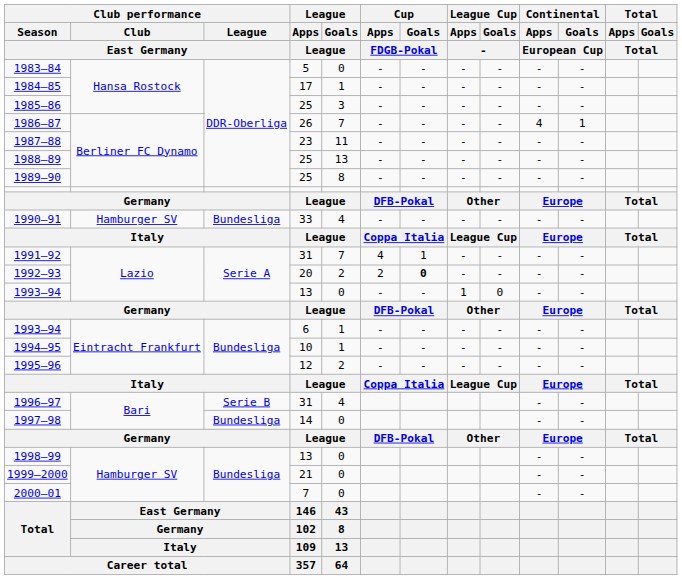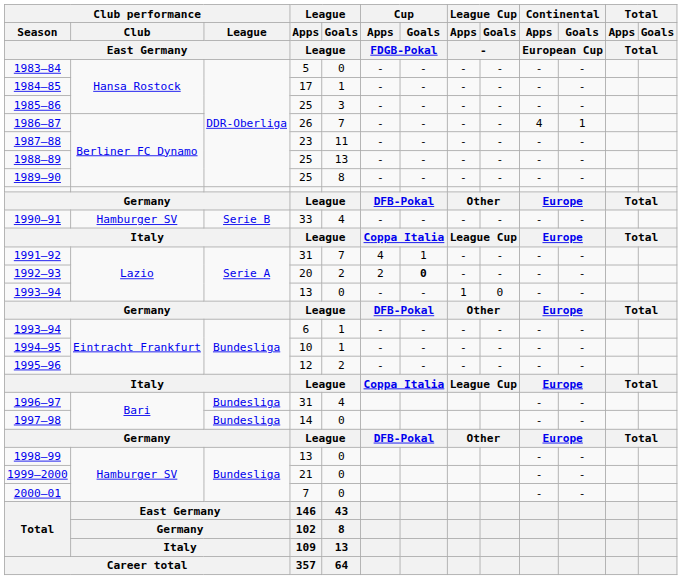(247, 219) Bundesliga -> (247, 219) Serie B
(247, 402) Serie B -> (247, 402) Bundesliga
